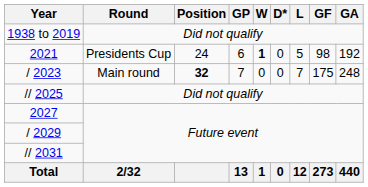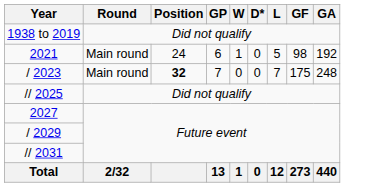(129, 53) Presidents Cup -> (117, 53) Main round
(262, 53) bold -> (239, 53) normal
